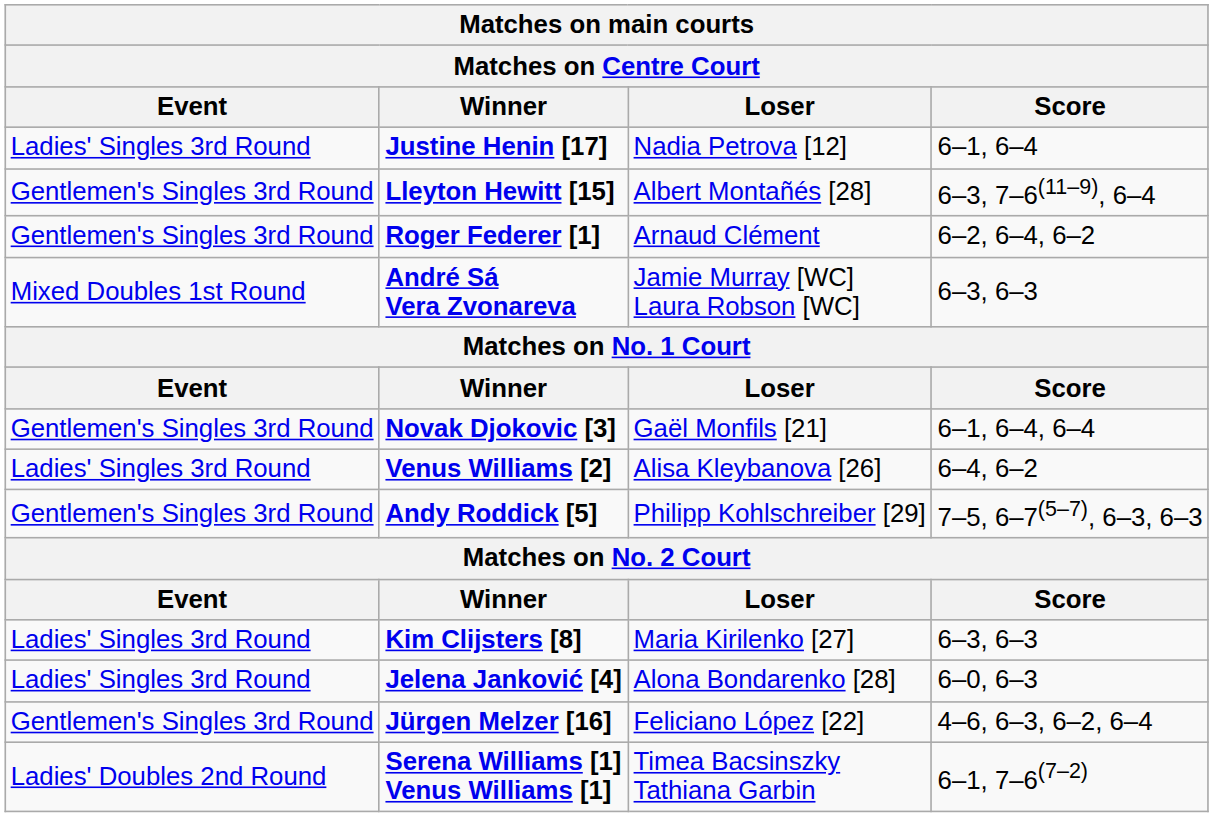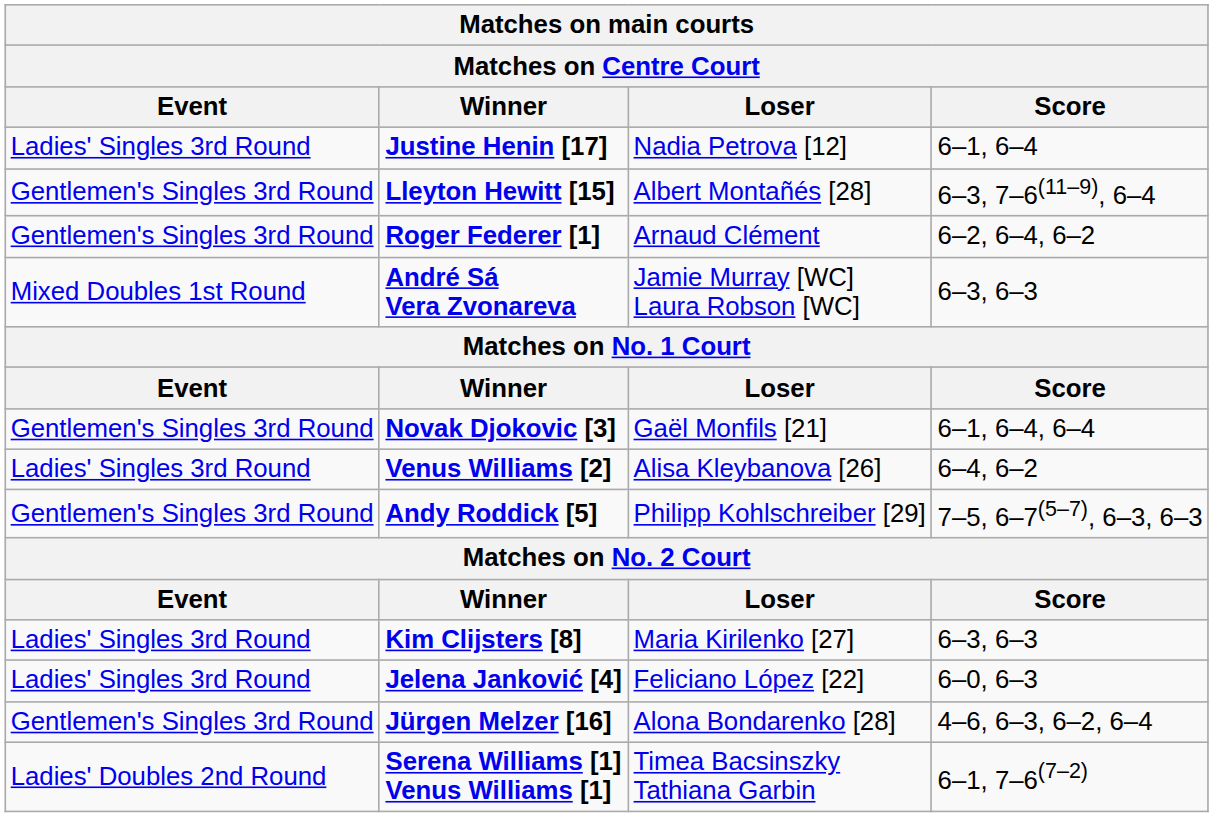(765, 680) Alona Bondarenko [28] -> (749, 680) Feliciano López [22]
(749, 721) Feliciano López [22] -> (765, 721) Alona Bondarenko [28]
